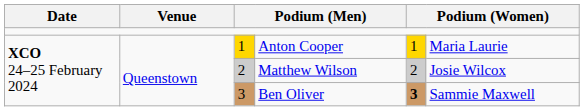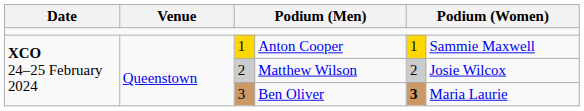(469, 46) Maria Laurie -> (482, 46) Sammie Maxwell
(482, 93) Sammie Maxwell -> (469, 93) Maria Laurie
